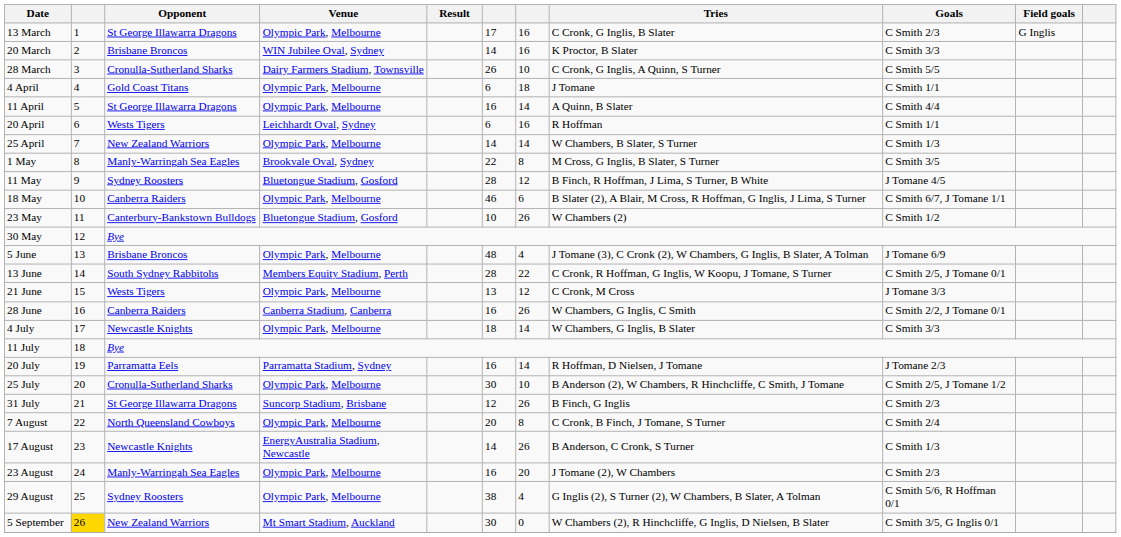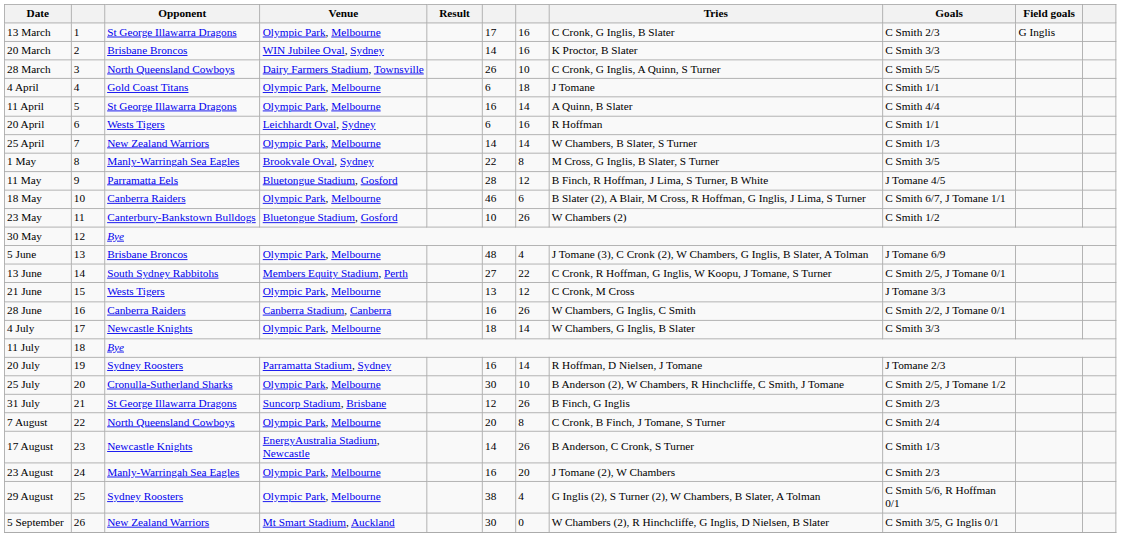(170, 69) Cronulla-Sutherland Sharks -> (171, 69) North Queensland Cowboys
(145, 180) Sydney Roosters -> (143, 180) Parramatta Eels
(491, 273) 28 -> (491, 273) 27
(143, 366) Parramatta Eels -> (145, 366) Sydney Roosters
(79, 522) gold background -> (79, 522) no background
